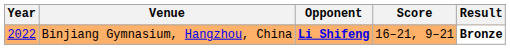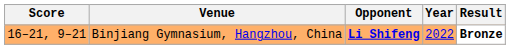columns swapped: (22, 14) <-> (415, 14)
